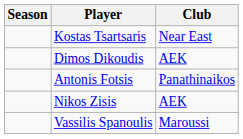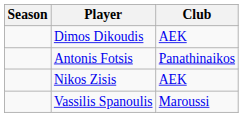- row: (100, 36)
